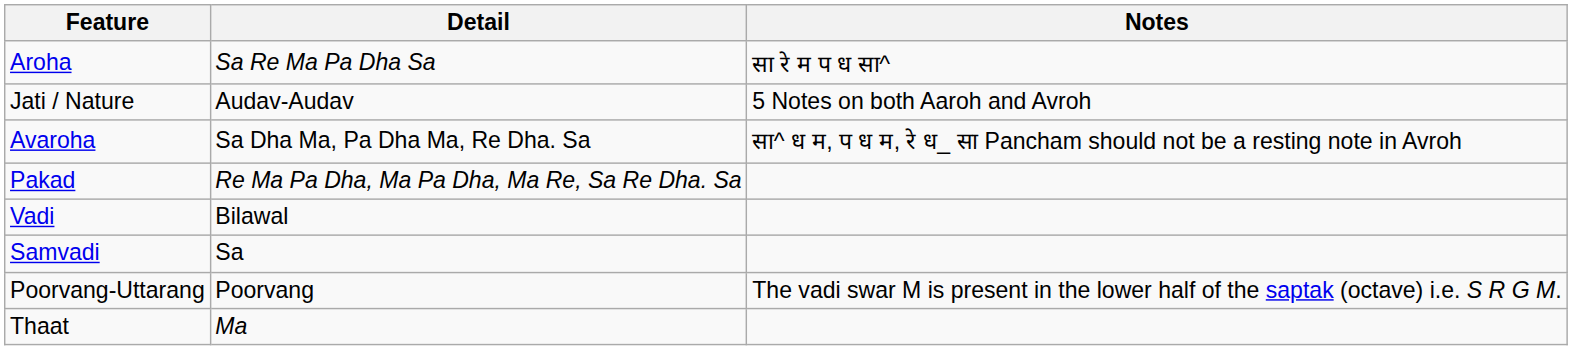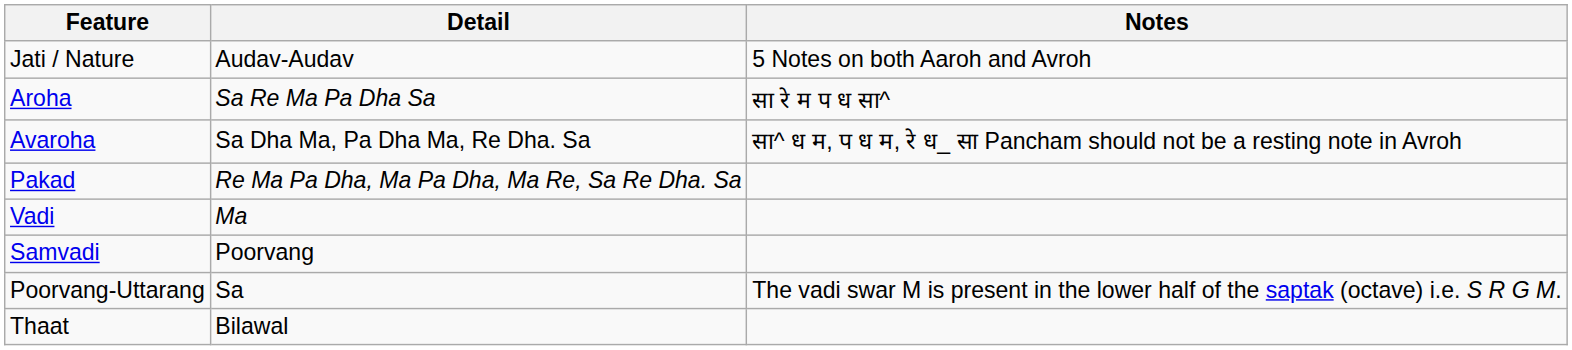rows swapped: (72, 101) <-> (41, 62)
(252, 216) Bilawal -> (231, 216) Ma
(229, 253) Sa -> (265, 253) Poorvang
(265, 290) Poorvang -> (229, 290) Sa
(231, 326) Ma -> (252, 326) Bilawal
